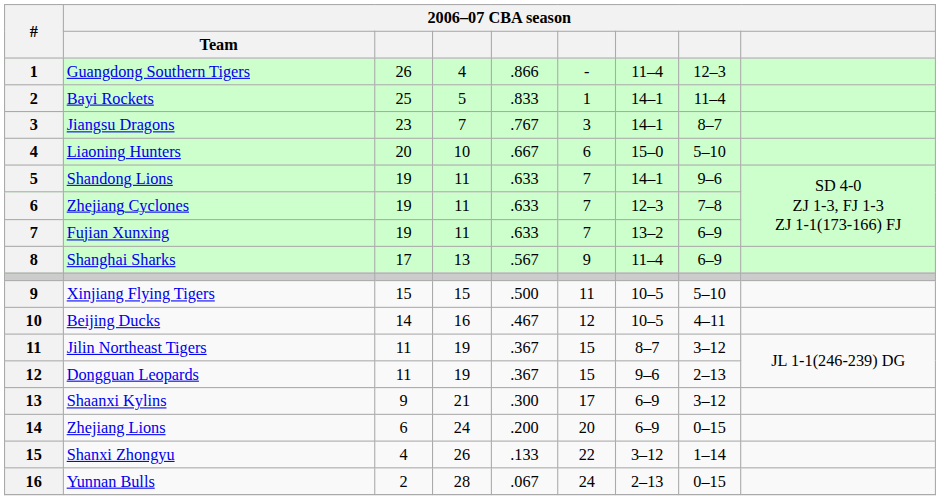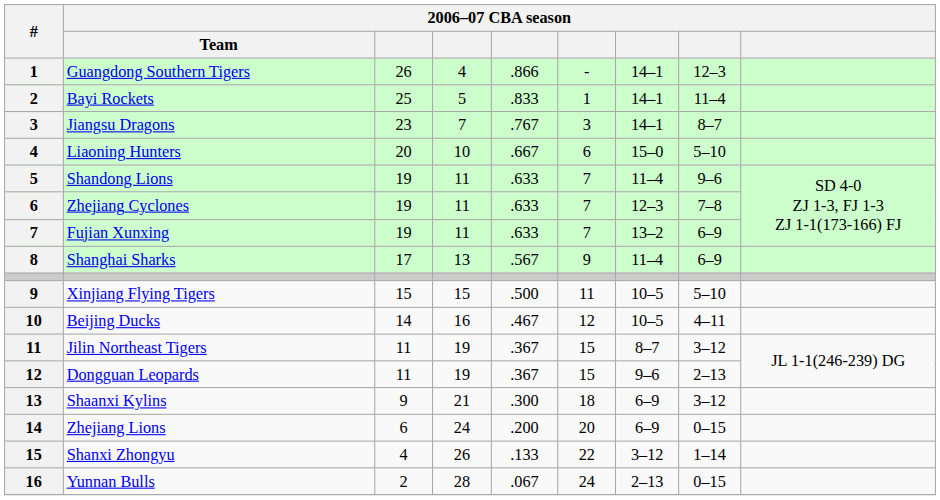(647, 71) 11–4 -> (647, 71) 14–1
(647, 178) 14–1 -> (647, 178) 11–4
(587, 401) 17 -> (587, 401) 18
